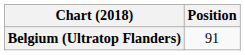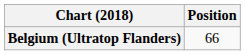(212, 38) 91 -> (212, 38) 66
